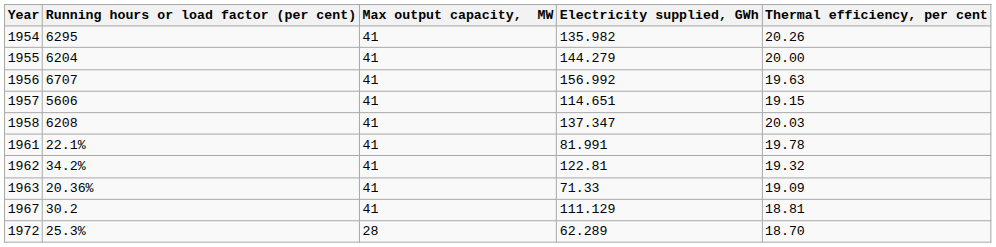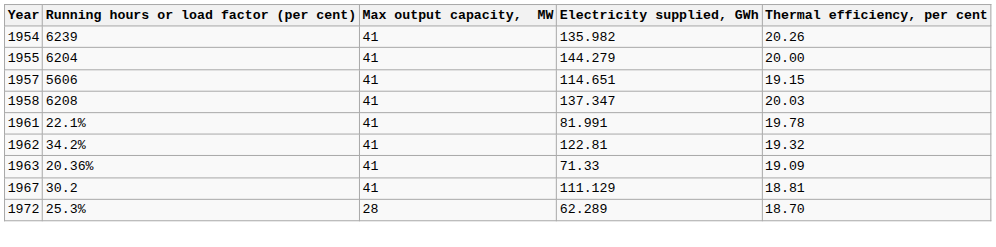(62, 37) 6295 -> (62, 37) 6239
- row: (24, 80)
